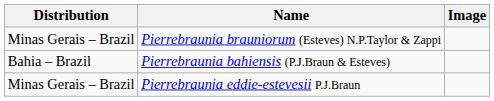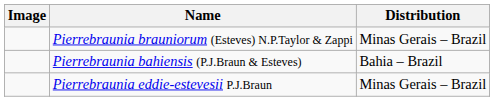columns swapped: (467, 15) <-> (71, 15)
